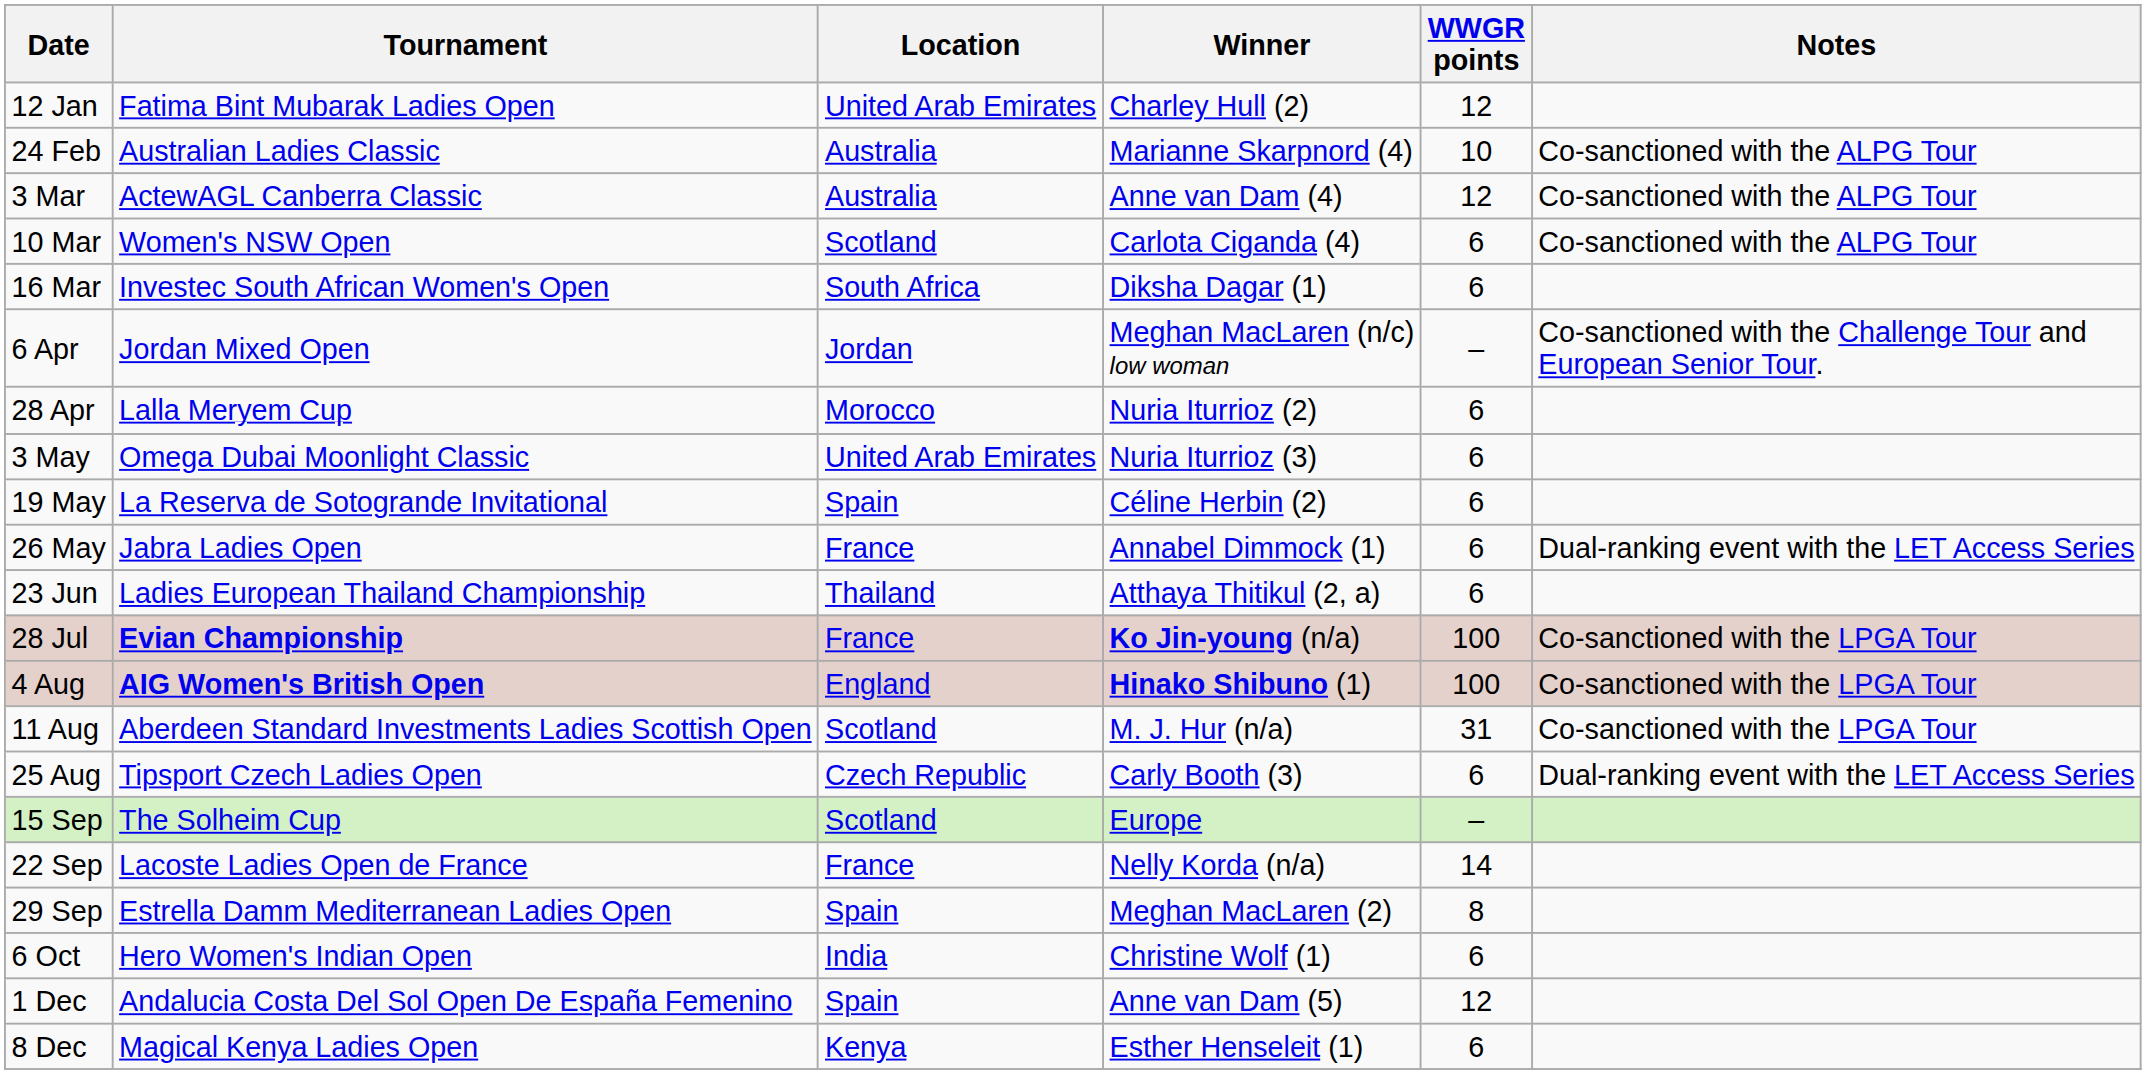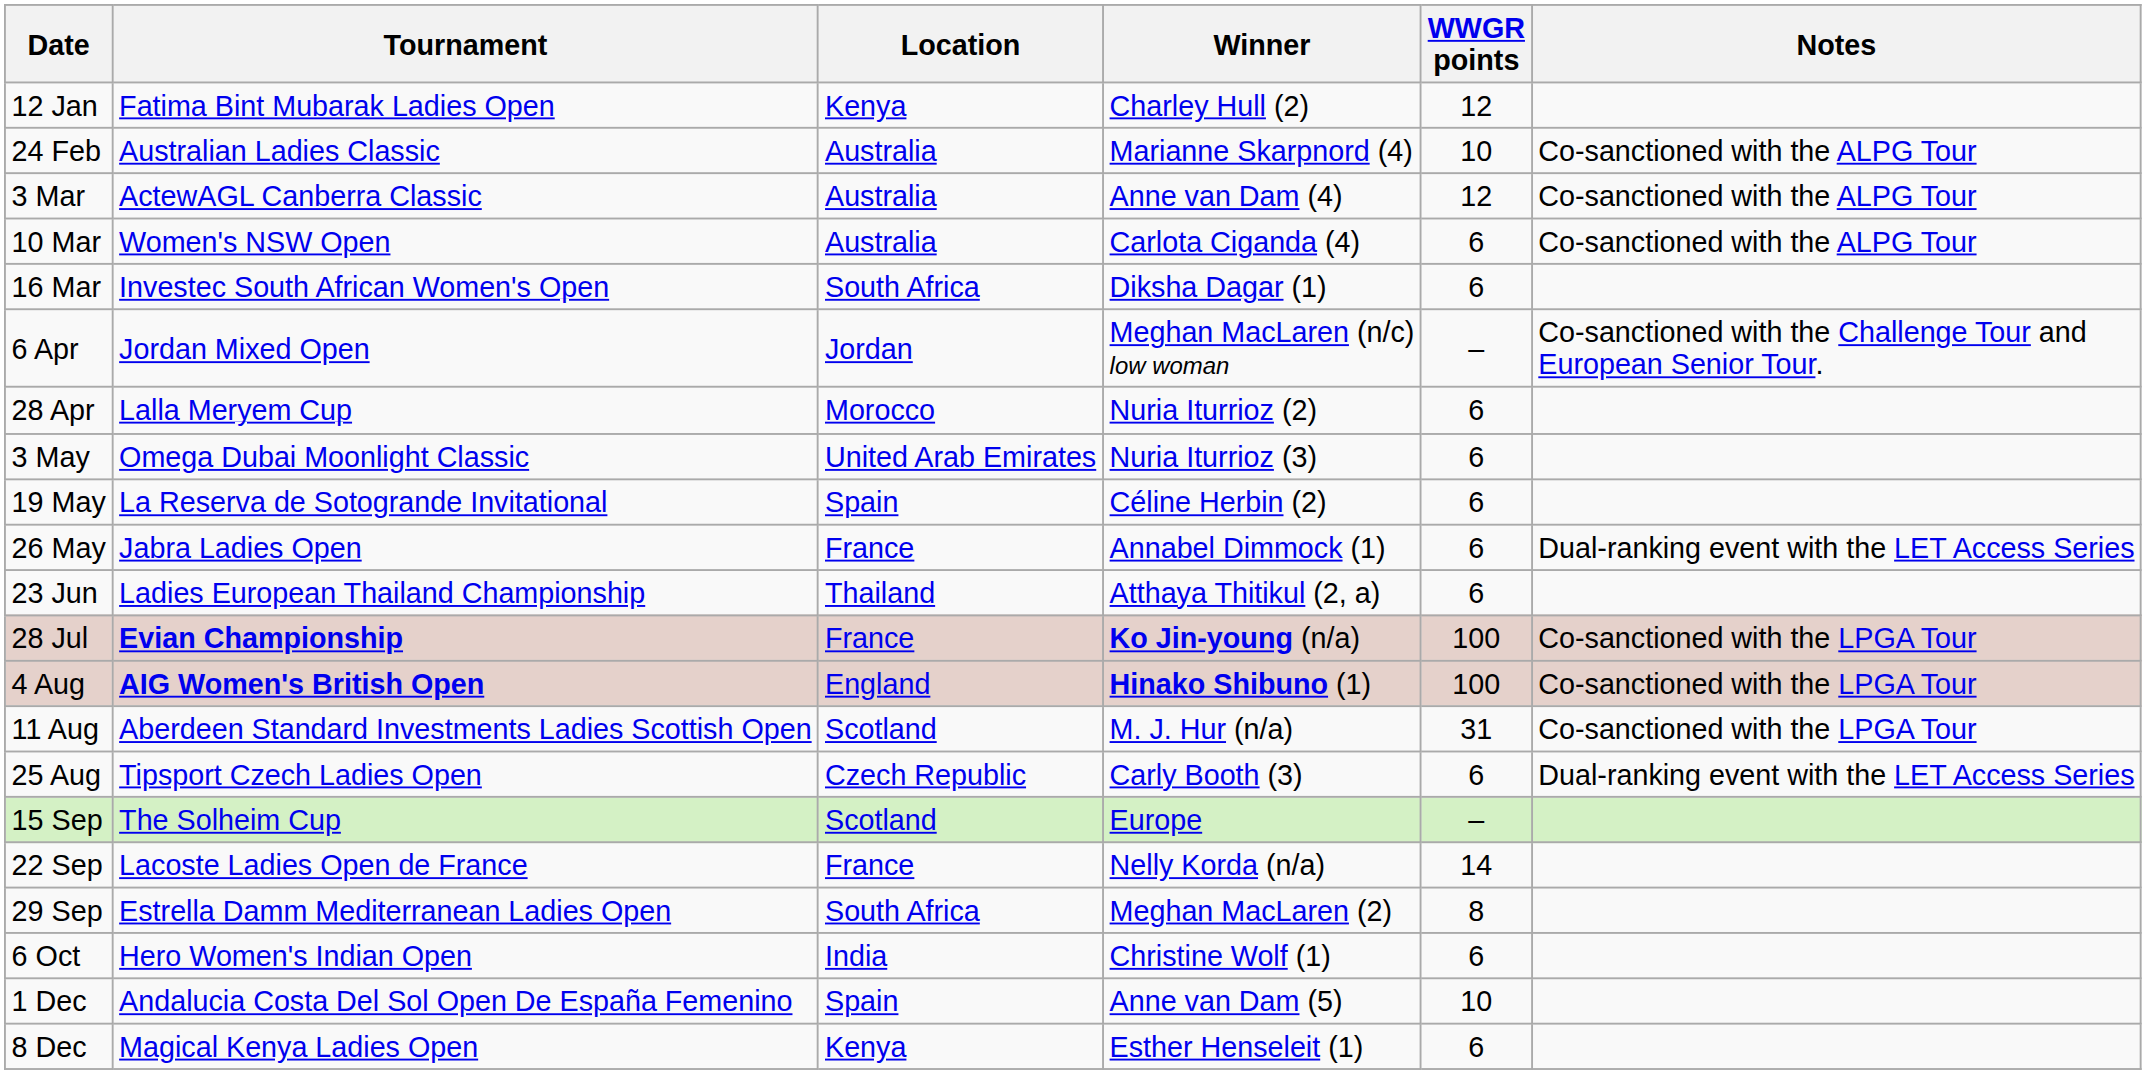(961, 105) United Arab Emirates -> (866, 105) Kenya
(881, 242) Scotland -> (881, 242) Australia
(862, 911) Spain -> (902, 911) South Africa
(1476, 1002) 12 -> (1476, 1002) 10
